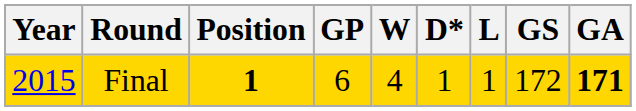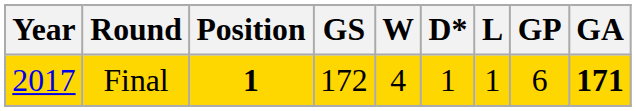columns swapped: (342, 29) <-> (538, 29)
(44, 79) 2015 -> (44, 79) 2017
